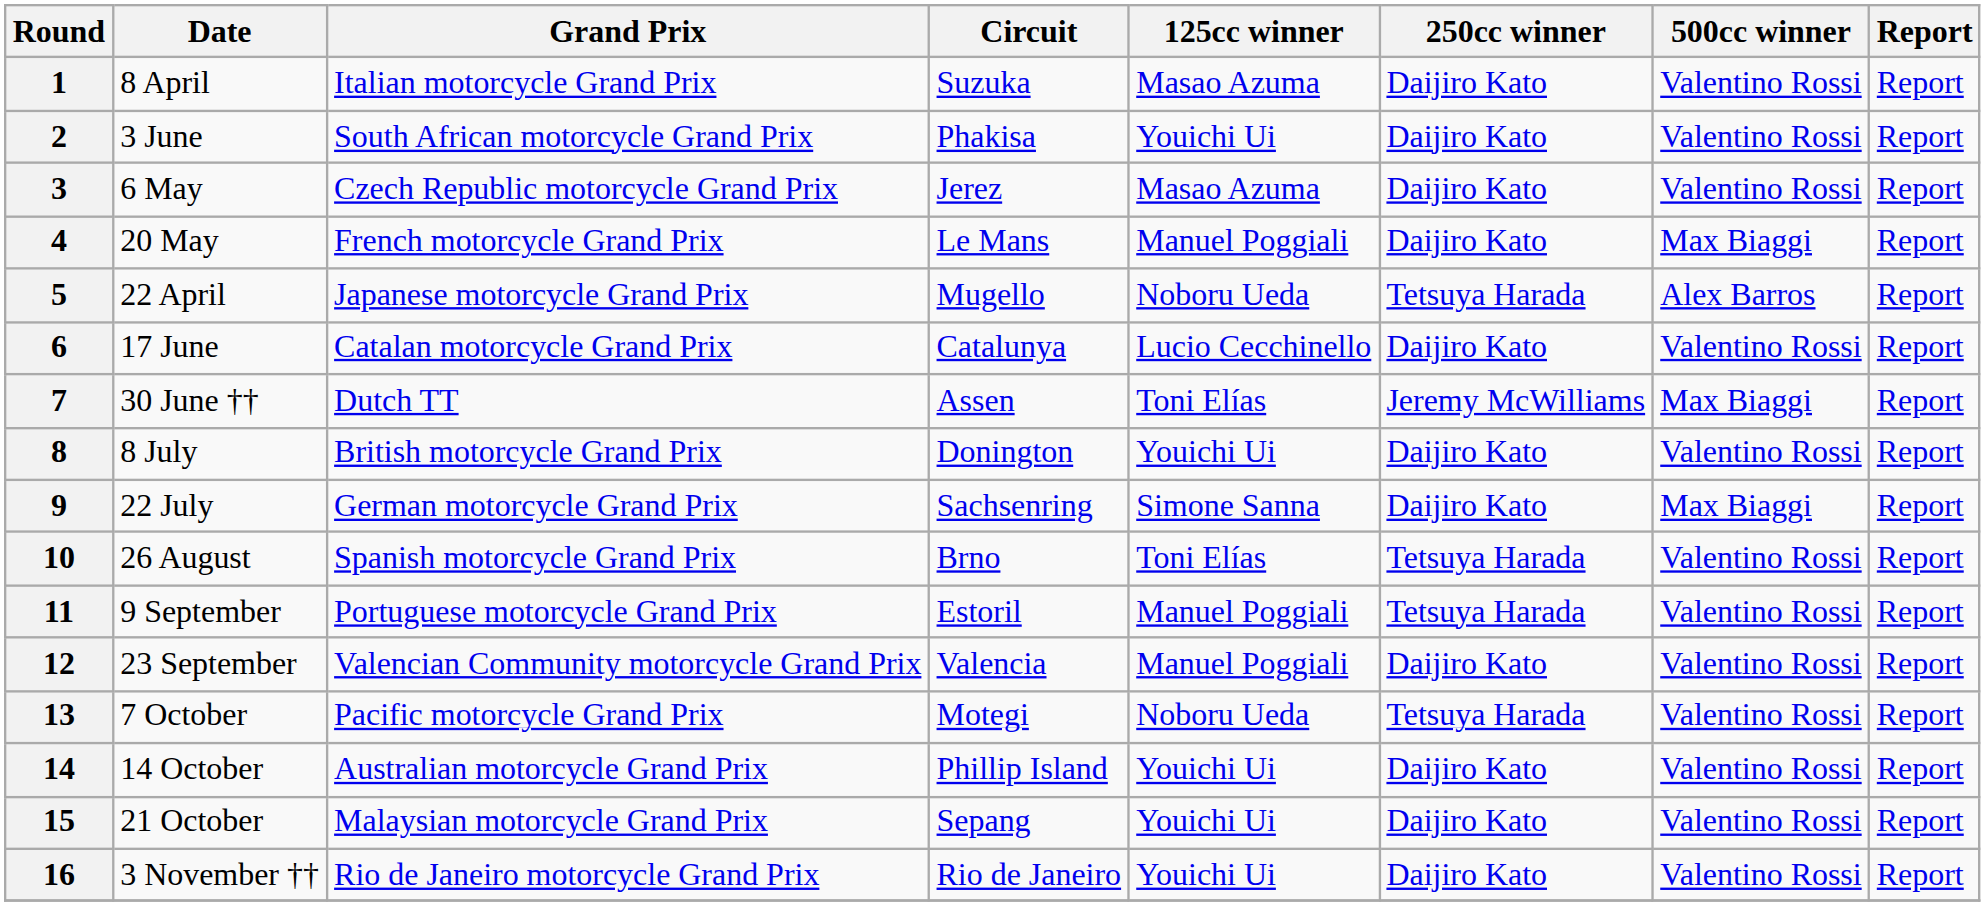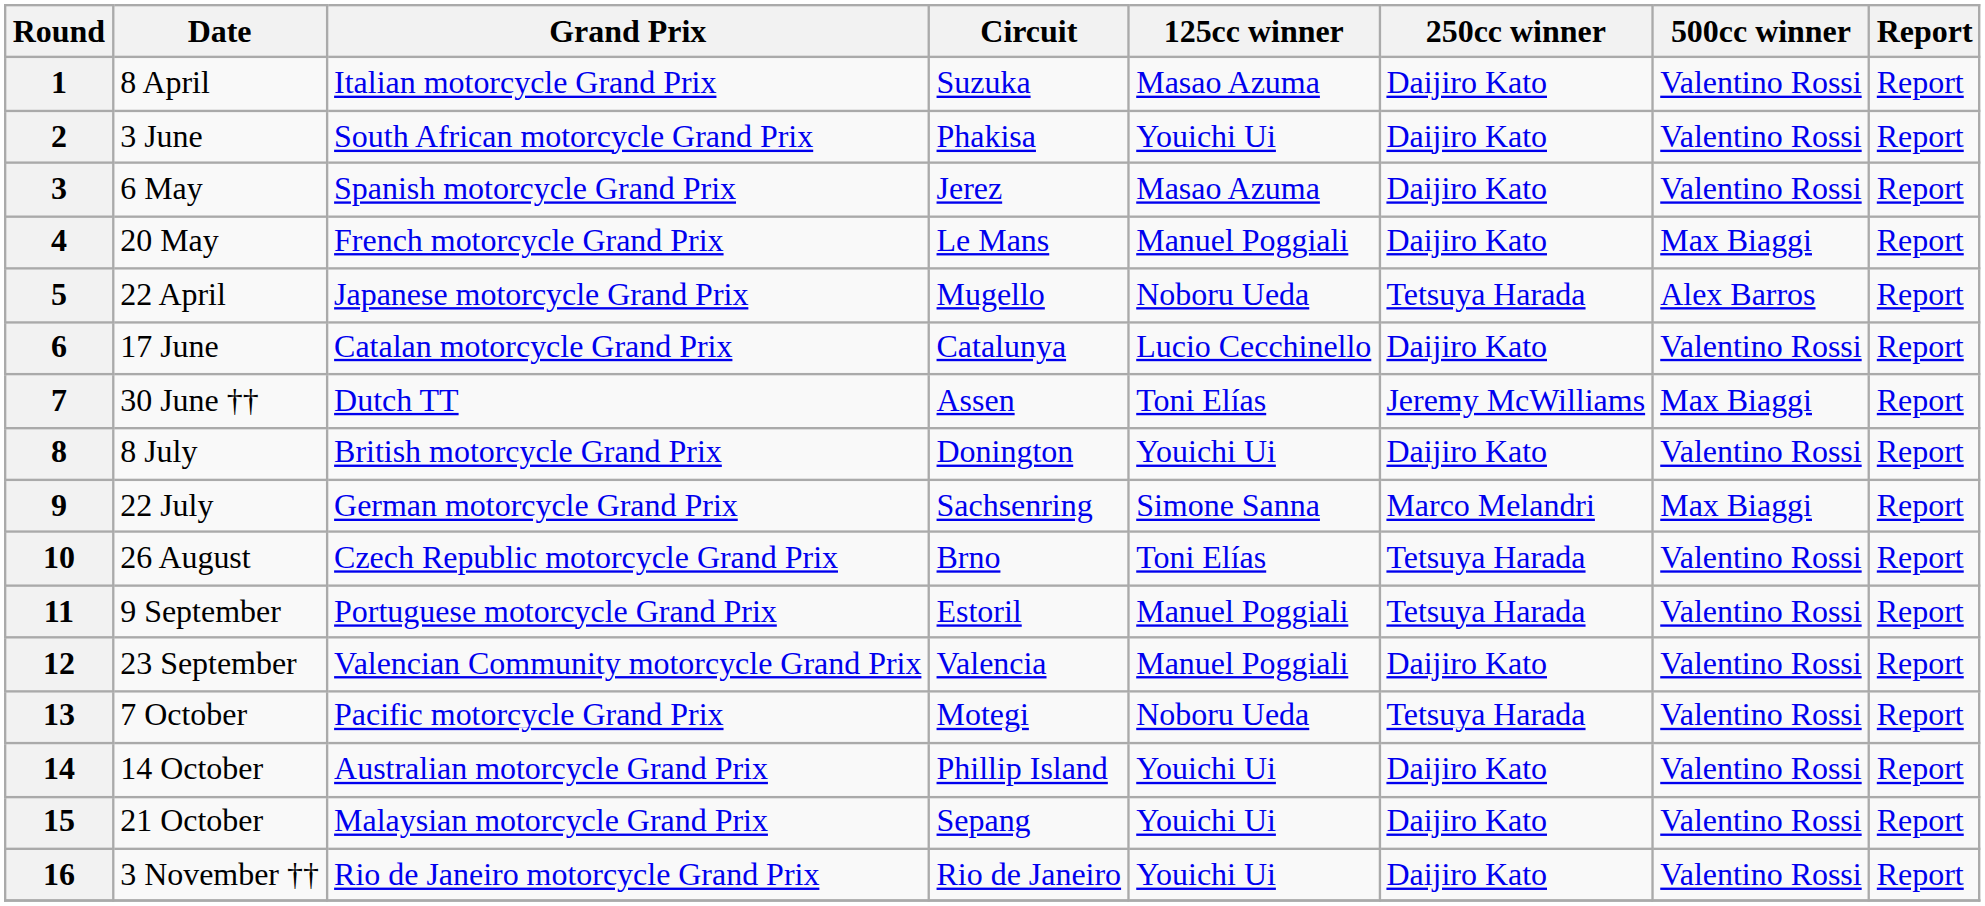(586, 188) Czech Republic motorcycle Grand Prix -> (535, 188) Spanish motorcycle Grand Prix
(1467, 505) Daijiro Kato -> (1491, 505) Marco Melandri
(535, 557) Spanish motorcycle Grand Prix -> (586, 557) Czech Republic motorcycle Grand Prix
